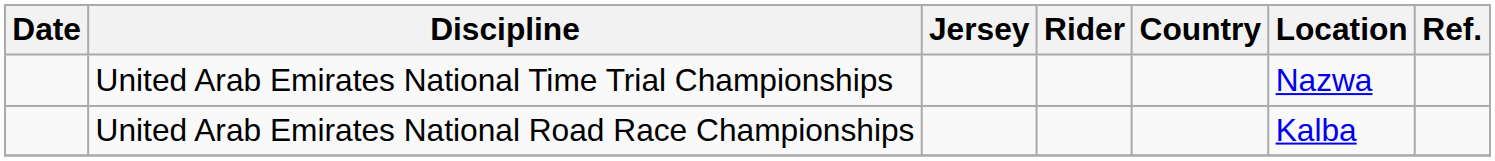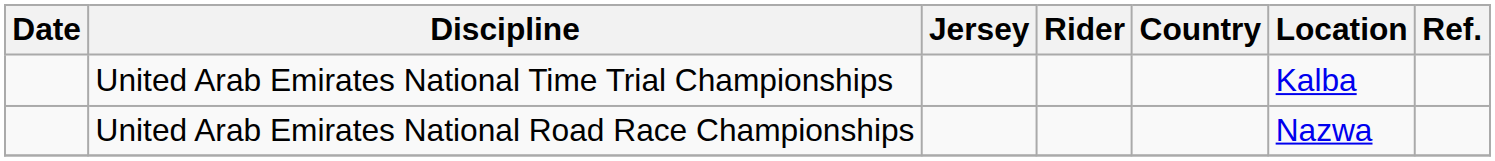(1324, 79) Nazwa -> (1316, 79) Kalba
(1316, 130) Kalba -> (1324, 130) Nazwa
